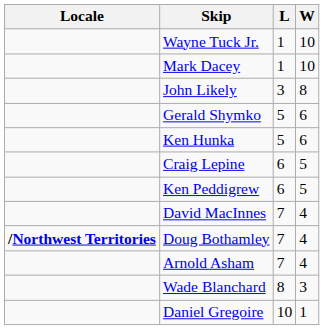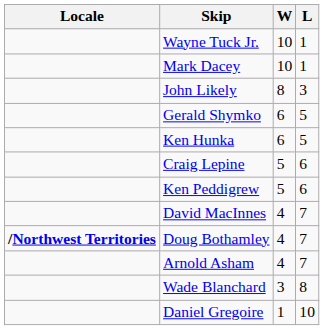columns swapped: (307, 16) <-> (284, 16)
